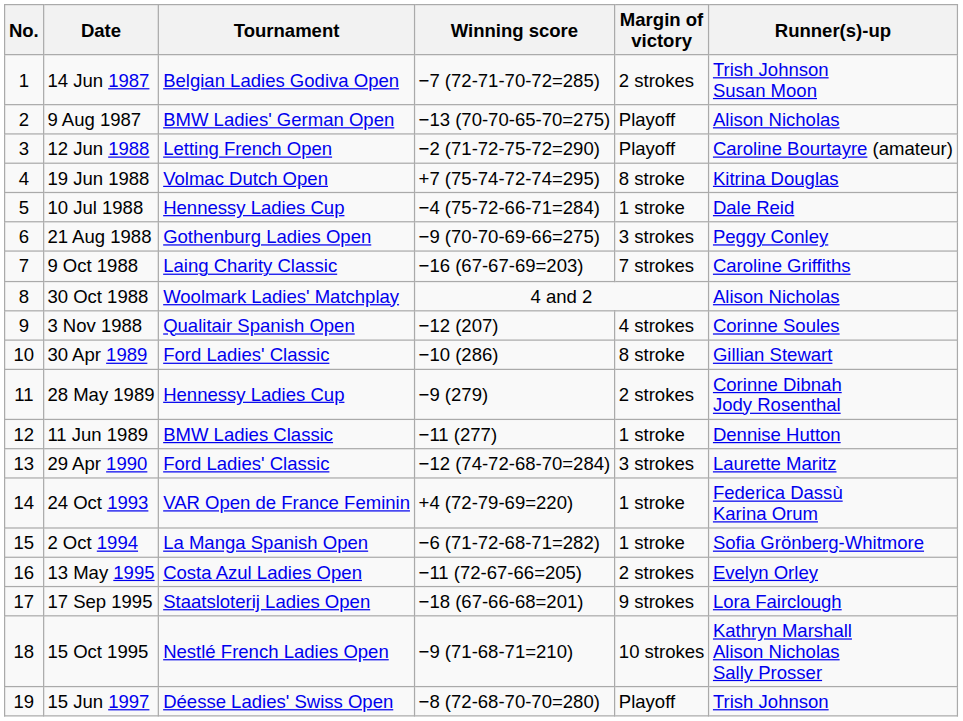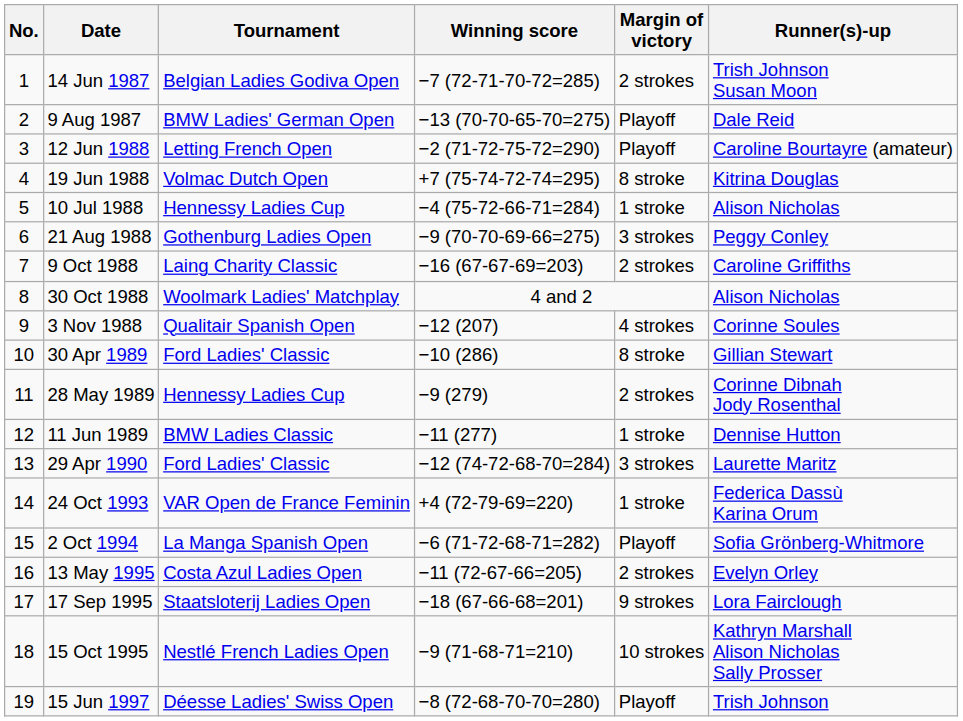(776, 120) Alison Nicholas -> (754, 120) Dale Reid
(754, 208) Dale Reid -> (776, 208) Alison Nicholas
(656, 266) 7 strokes -> (656, 266) 2 strokes
(652, 543) 1 stroke -> (647, 543) Playoff
